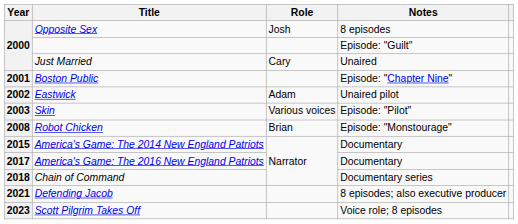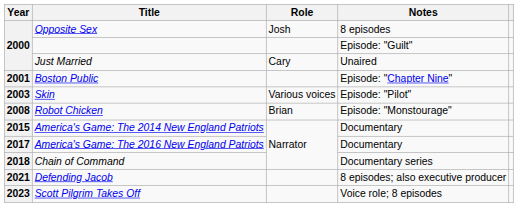- row: (55, 95)
